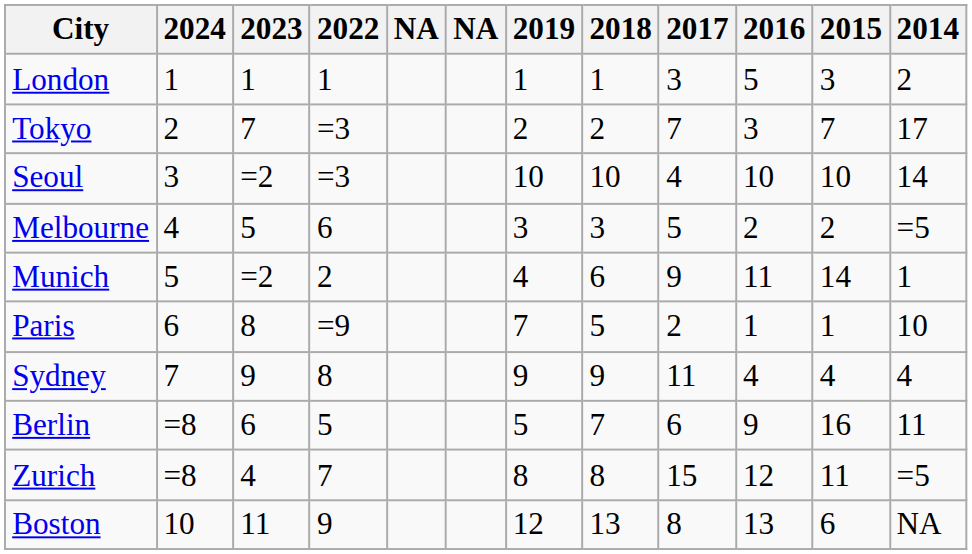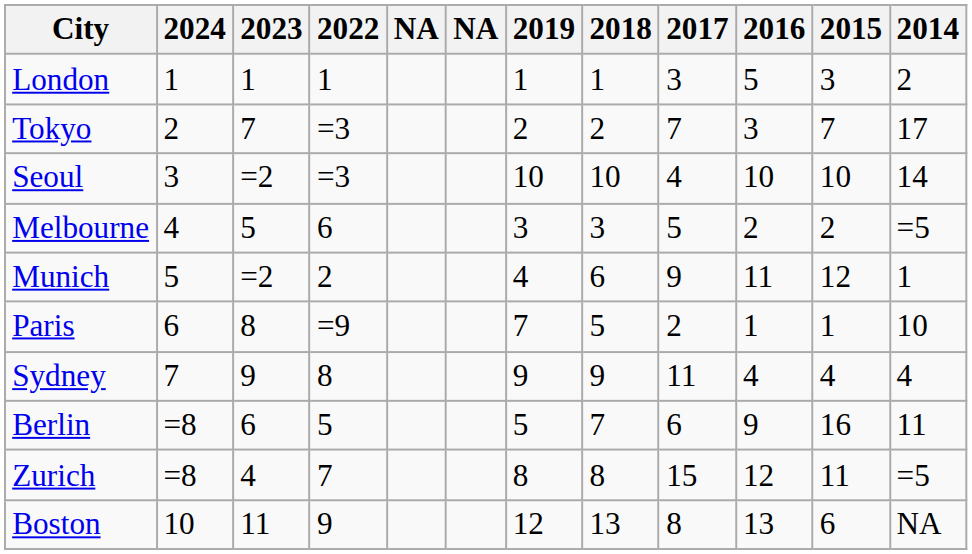(835, 276) 14 -> (835, 276) 12
